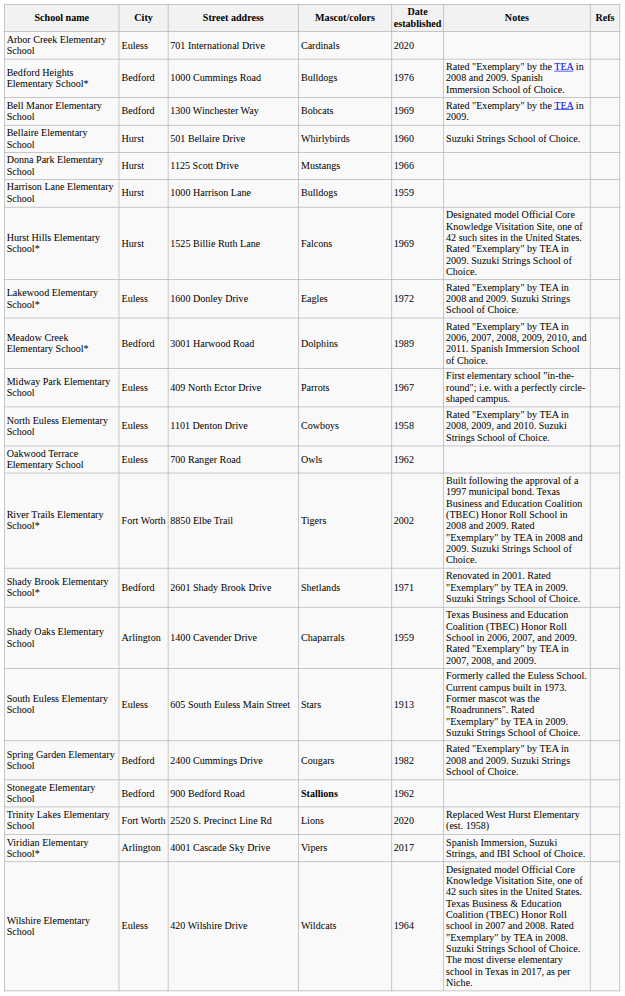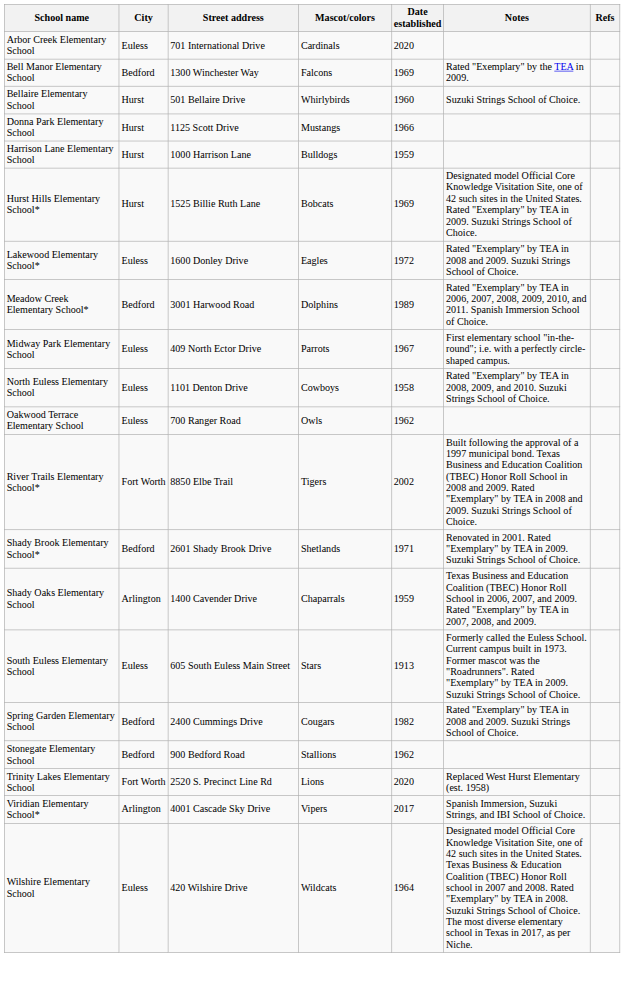- row: (48, 78)
(317, 111) Bobcats -> (317, 72) Falcons
(317, 243) Falcons -> (317, 204) Bobcats
(319, 793) bold -> (319, 754) normal
